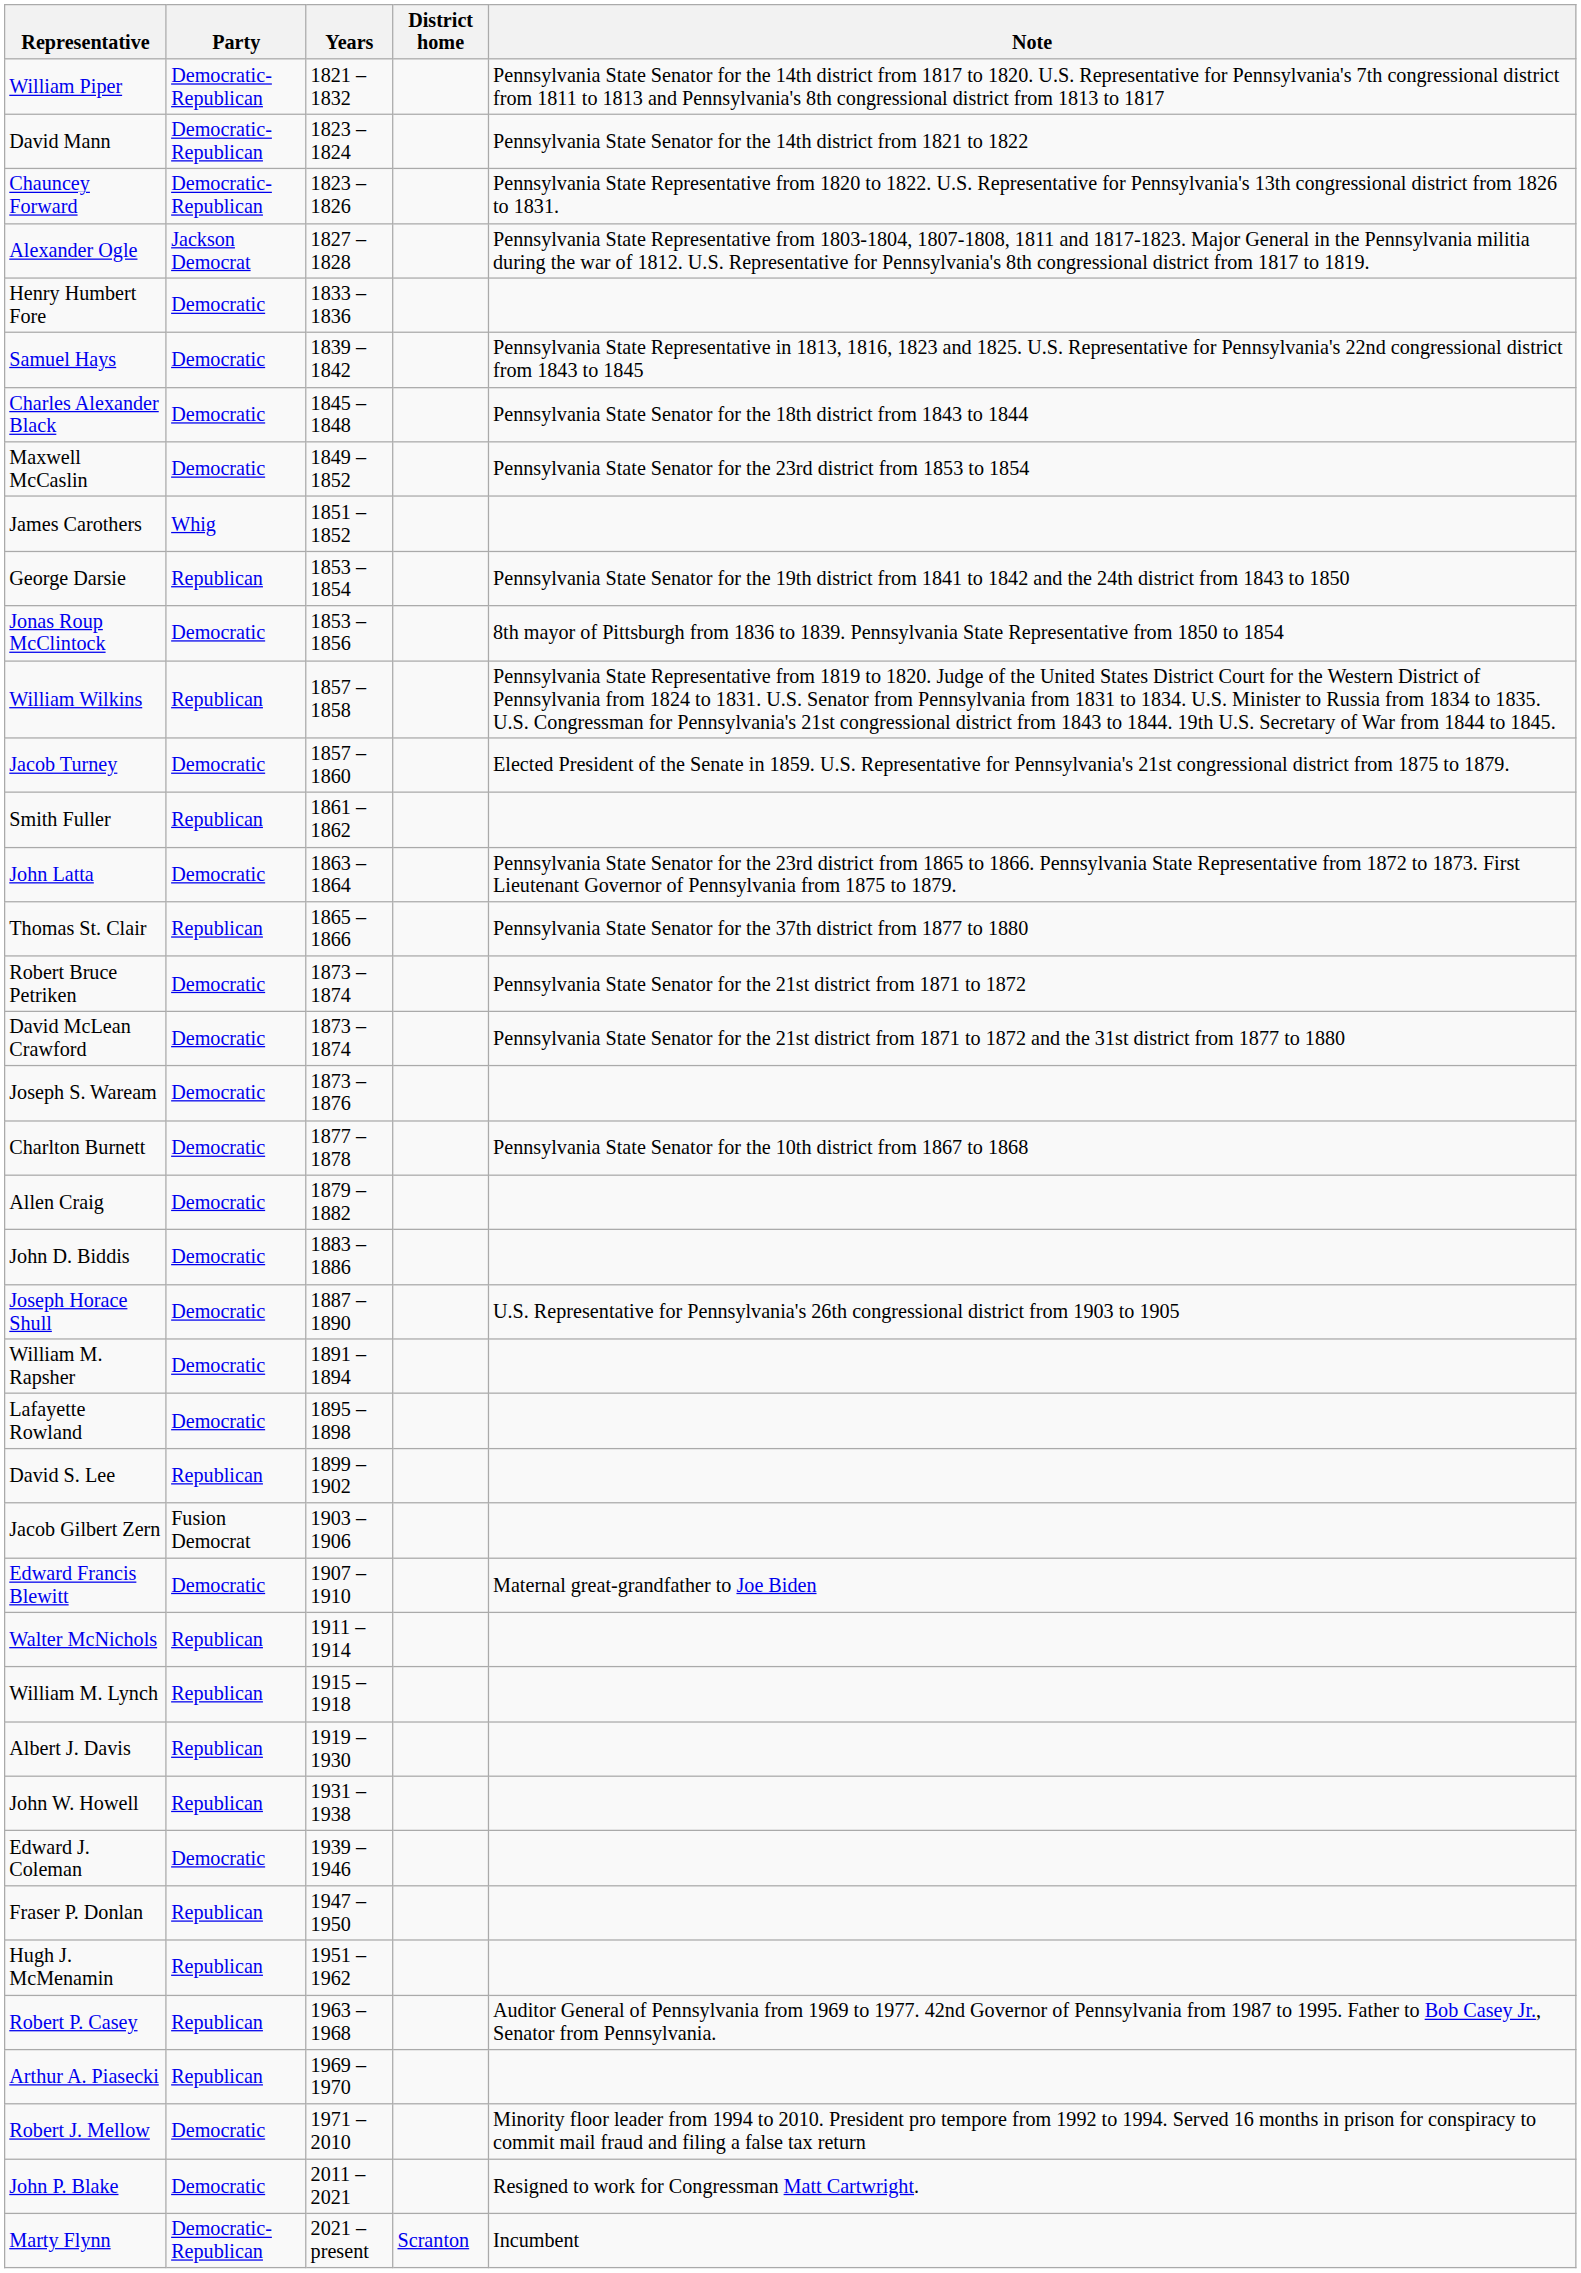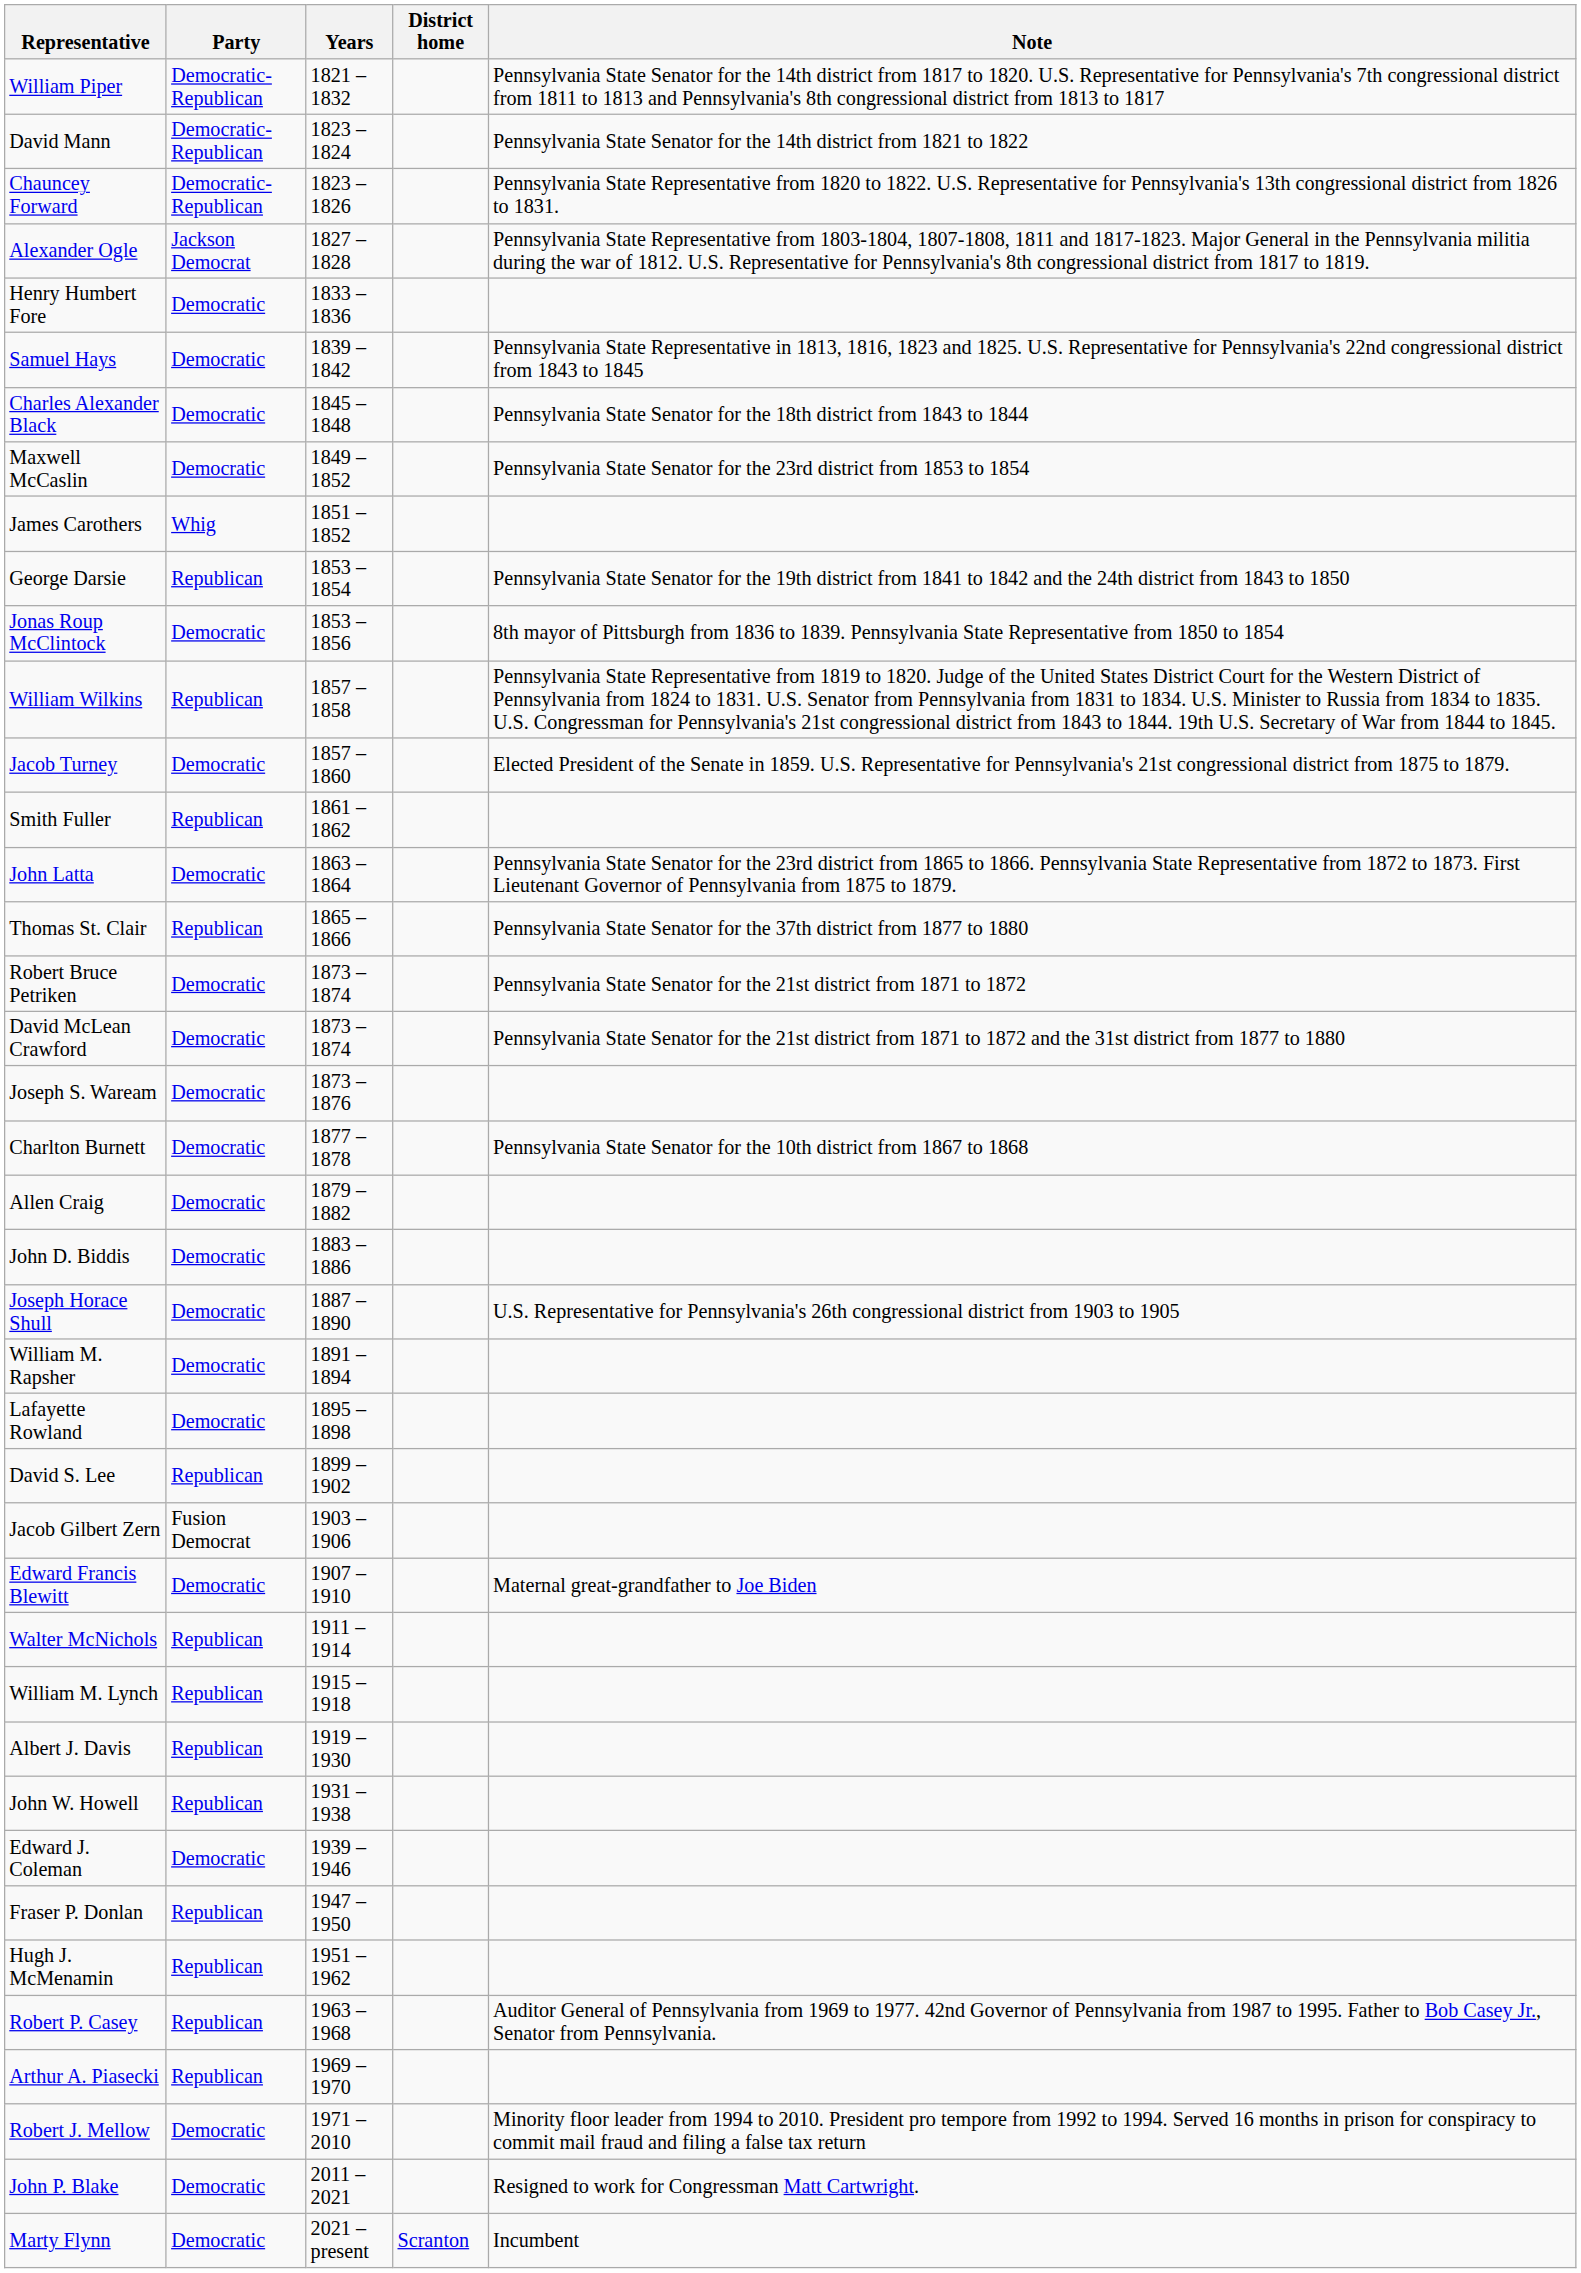(221, 2240) Democratic-Republican -> (218, 2240) Democratic
